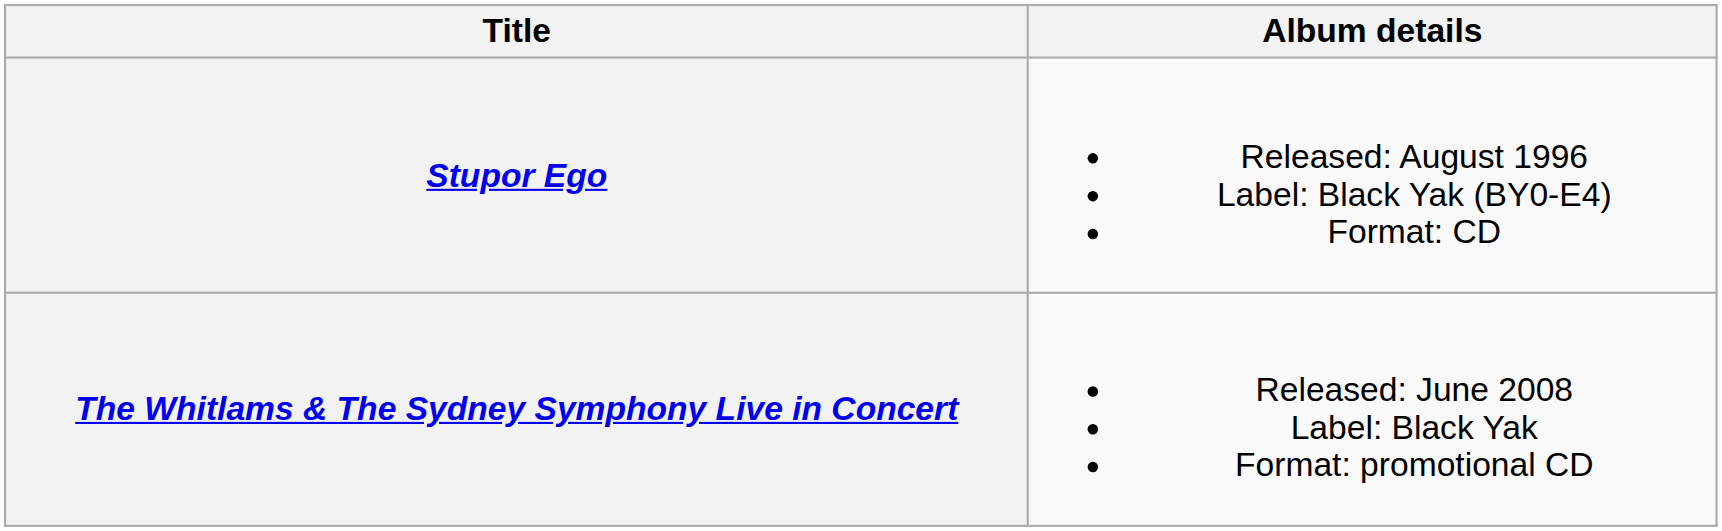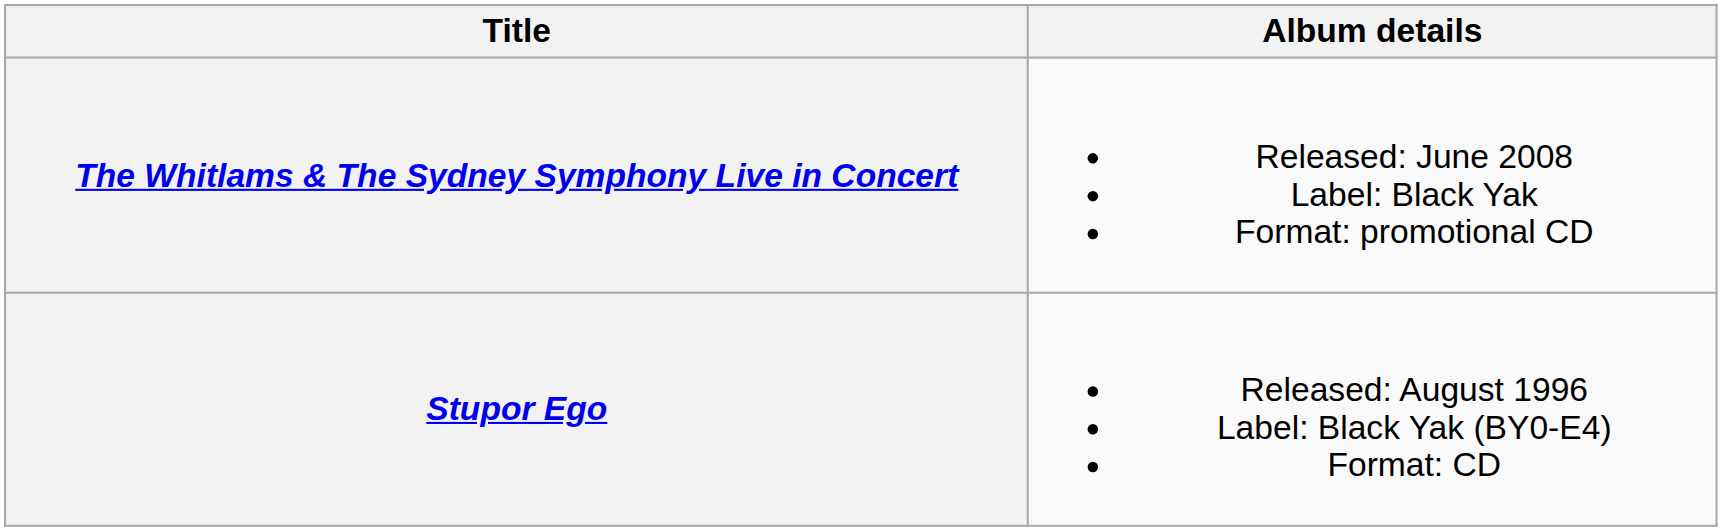rows swapped: (517, 174) <-> (517, 408)
